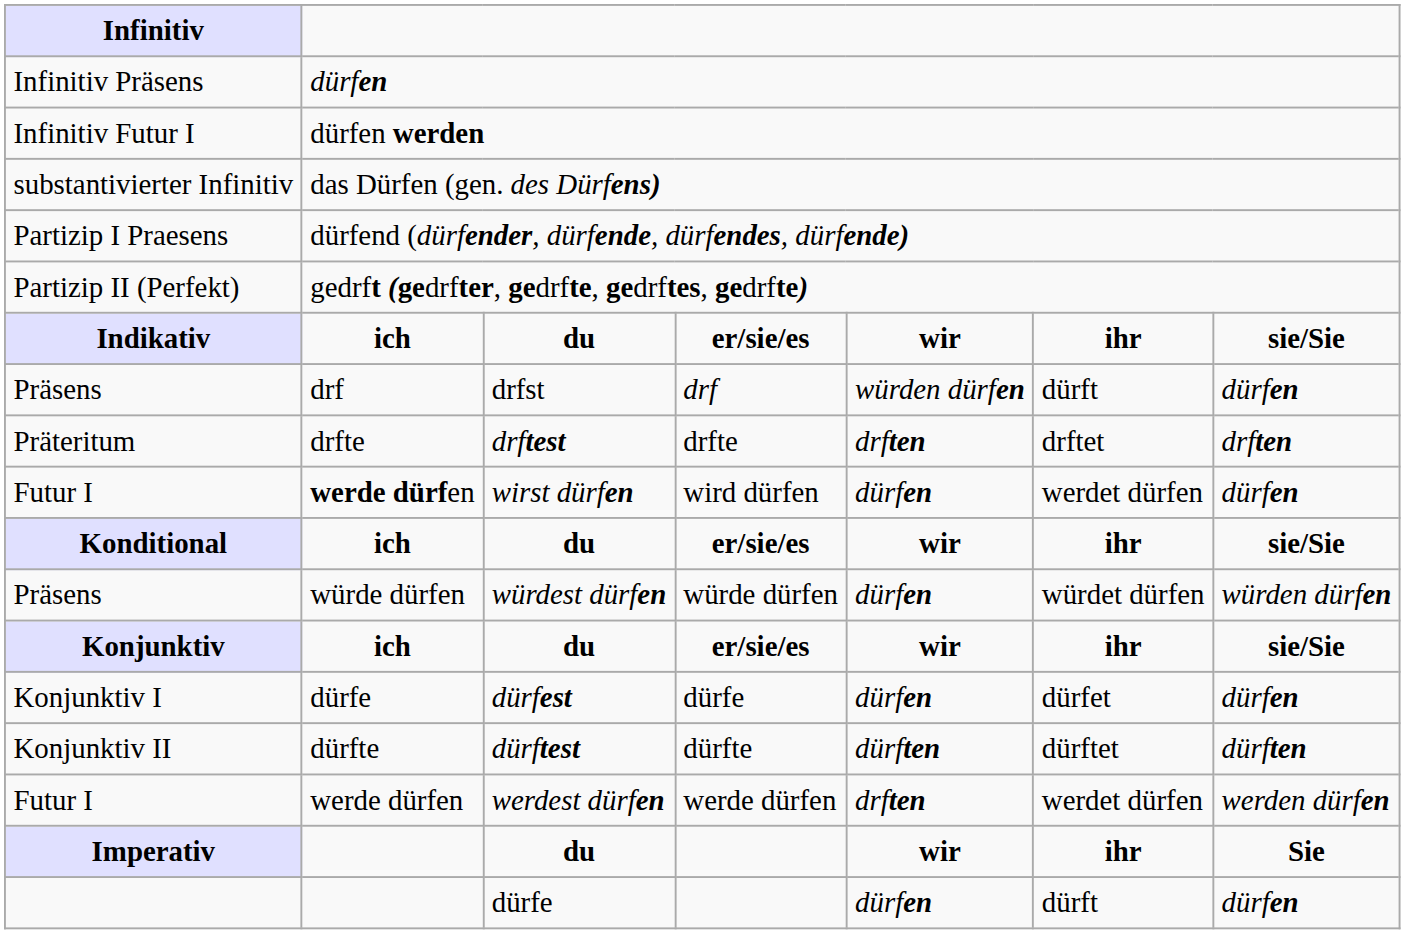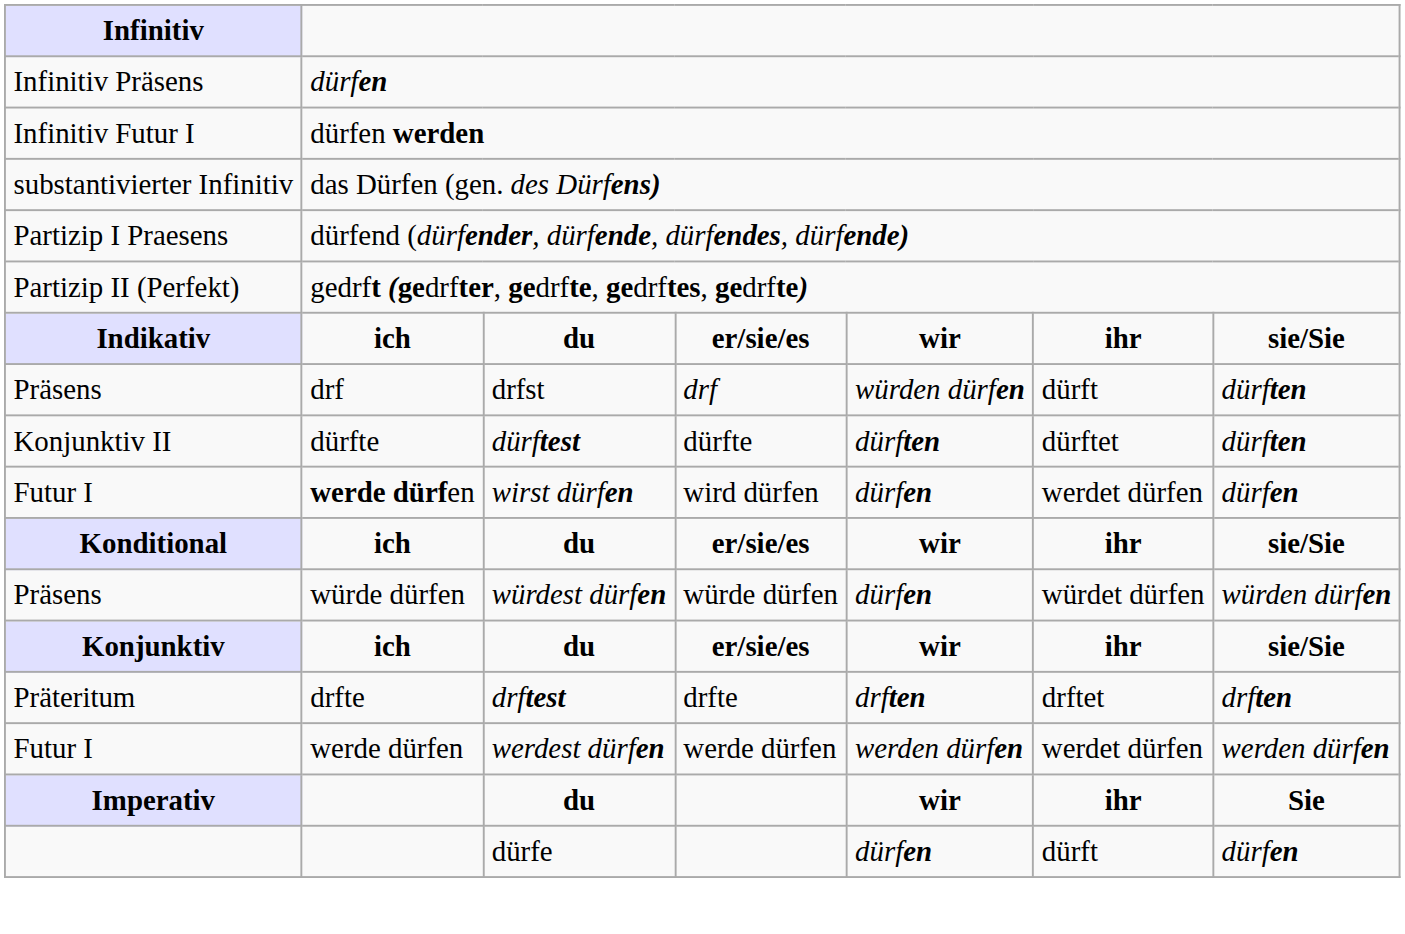(1260, 389) dürfen -> (1264, 389) dürften
rows swapped: (529, 440) <-> (536, 748)
- row: (532, 697)
(890, 799) drften -> (939, 748) werden dürfen
